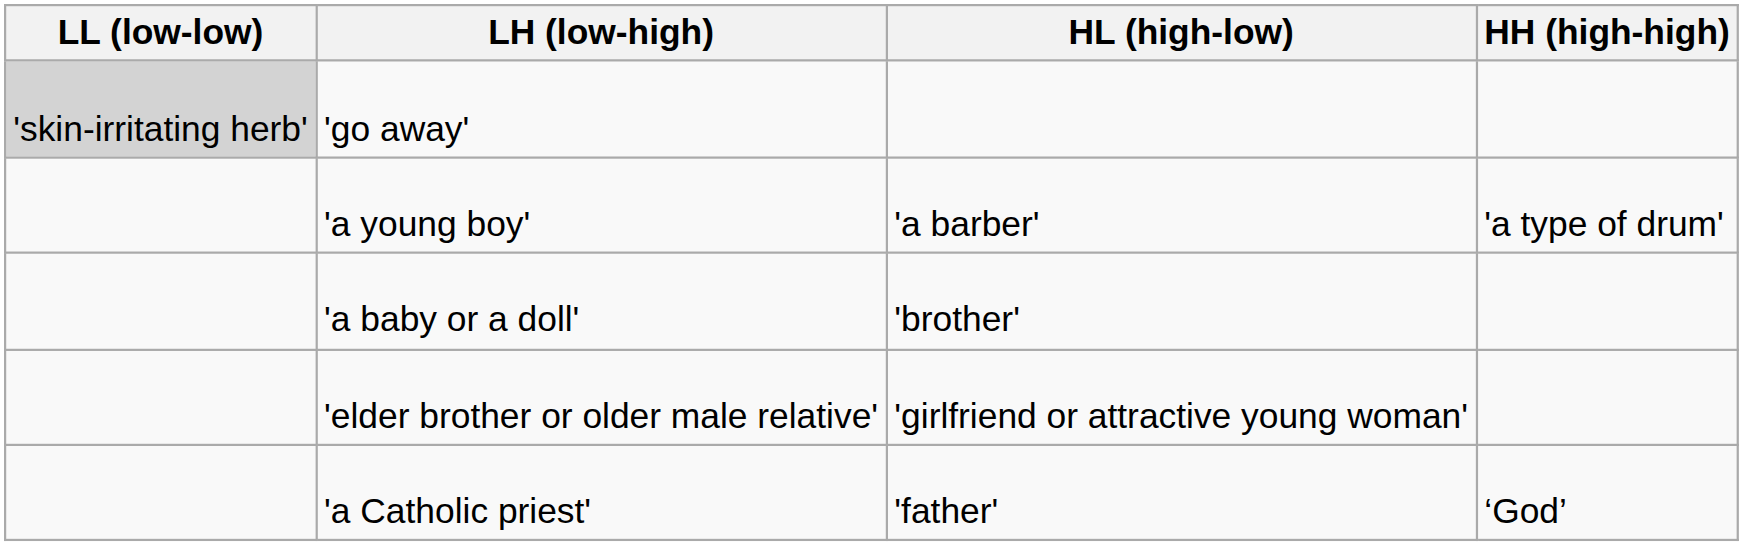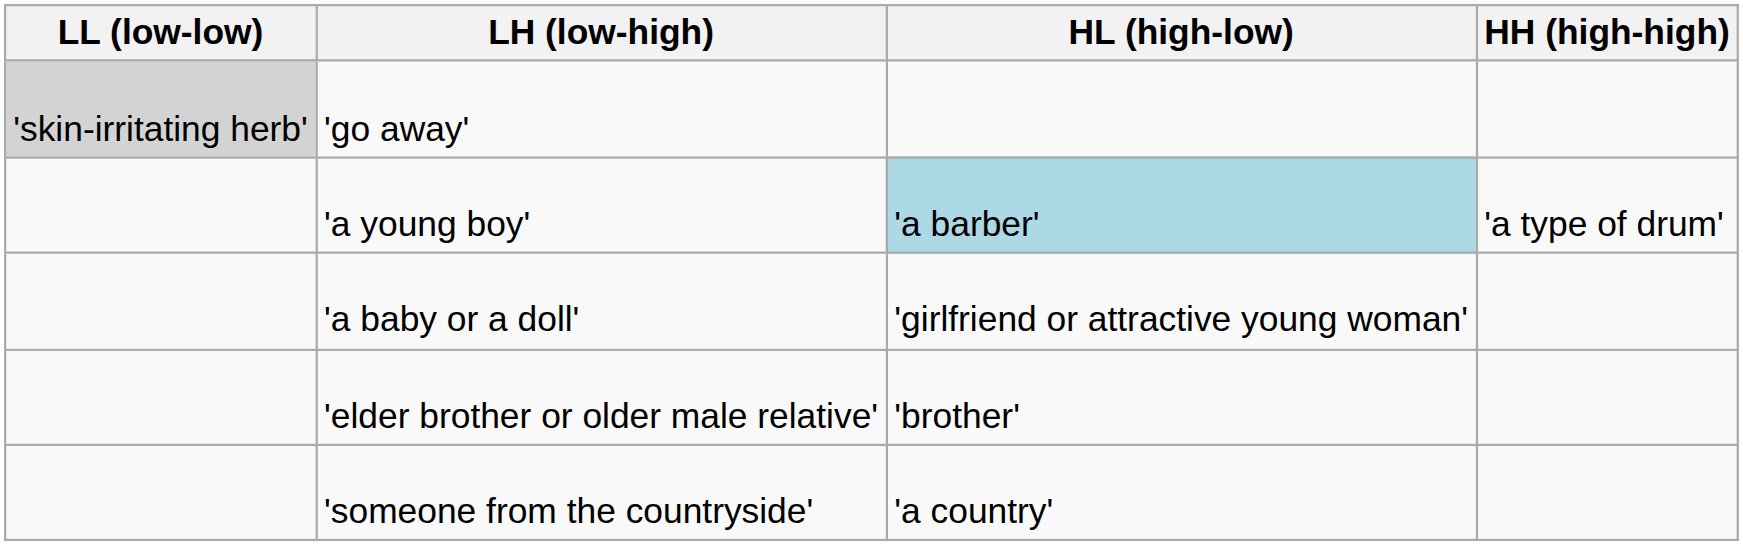(967, 224) no background -> (967, 224) lightblue background
(957, 320) 'brother' -> (1181, 320) 'girlfriend or attractive young woman'
(1181, 415) 'girlfriend or attractive young woman' -> (957, 415) 'brother'
- row: (458, 511)
+ row: (569, 511)
